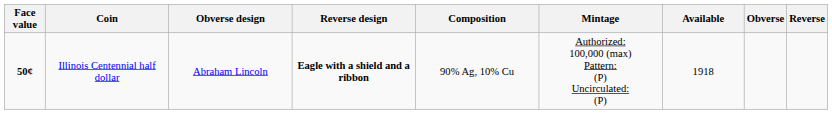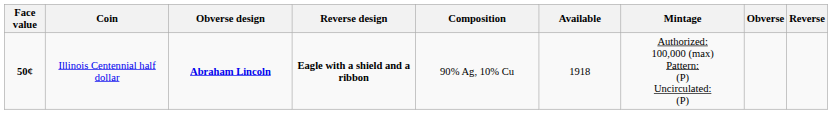columns swapped: (600, 18) <-> (703, 18)
(230, 71) normal -> (230, 71) bold
